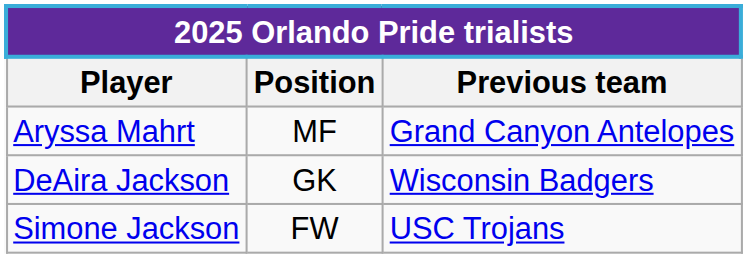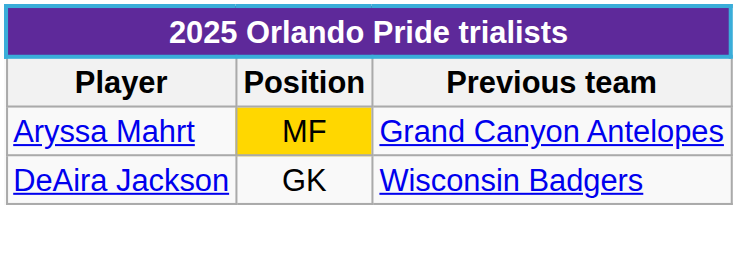(315, 131) no background -> (304, 131) gold background
- row: (126, 229)
